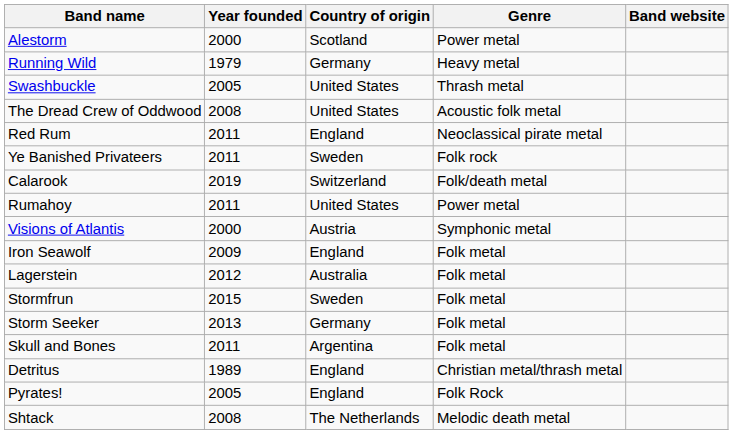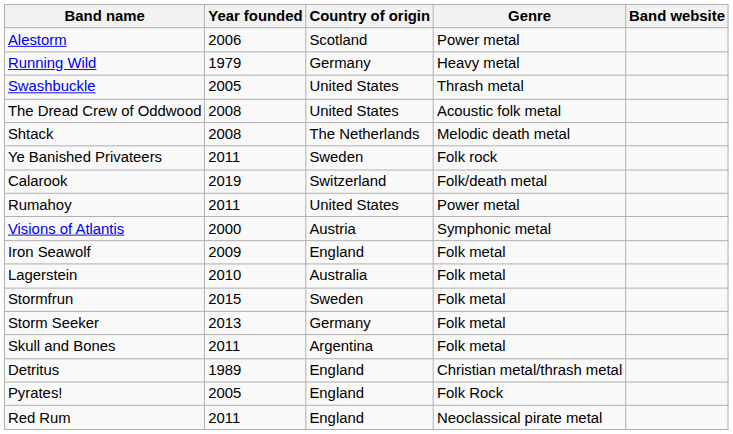(225, 39) 2000 -> (225, 39) 2006
rows swapped: (39, 134) <-> (31, 417)
(225, 275) 2012 -> (225, 275) 2010
